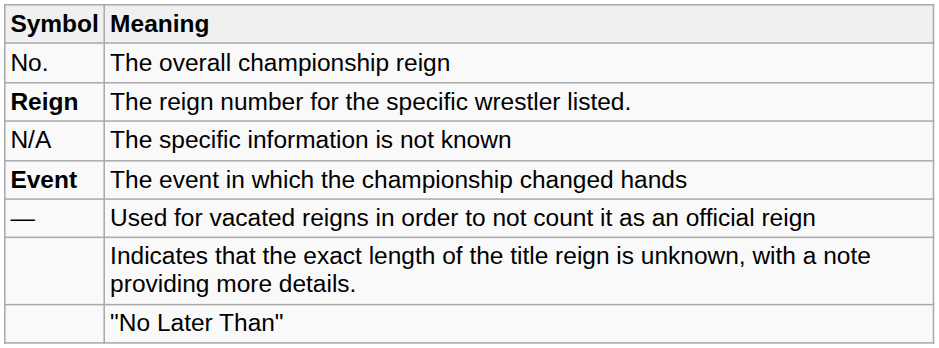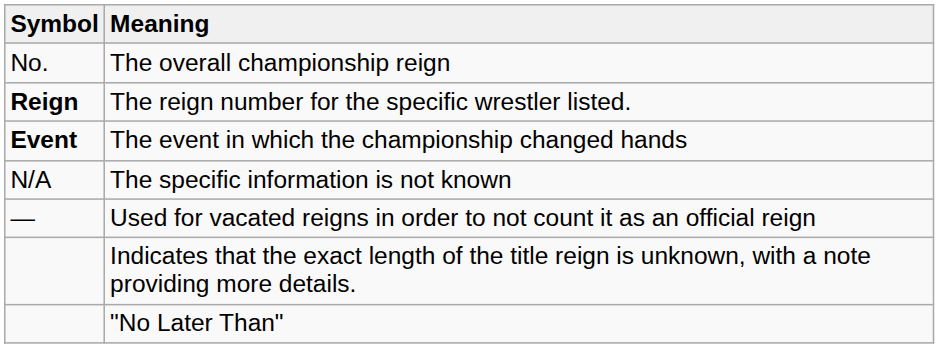rows swapped: (399, 179) <-> (311, 140)
